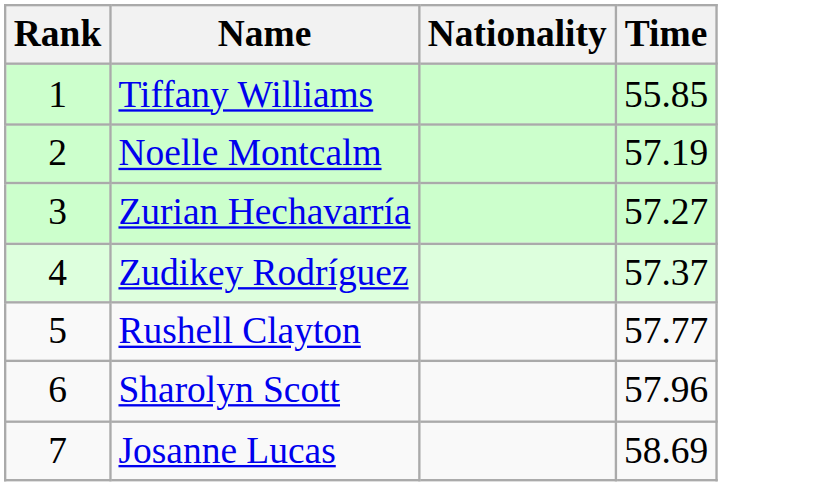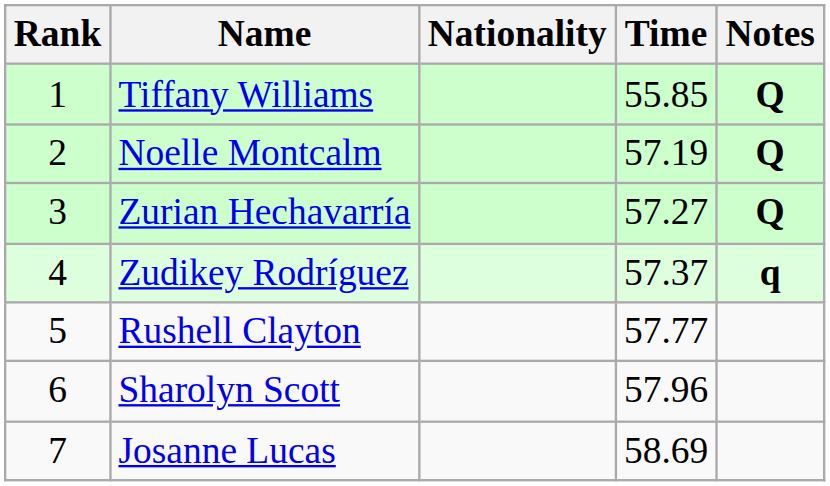+ column: (770, 34)
